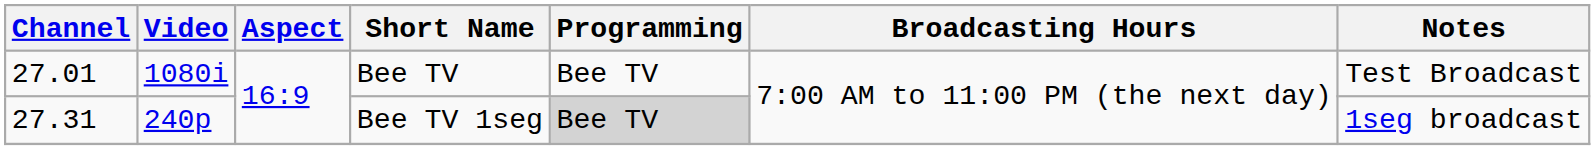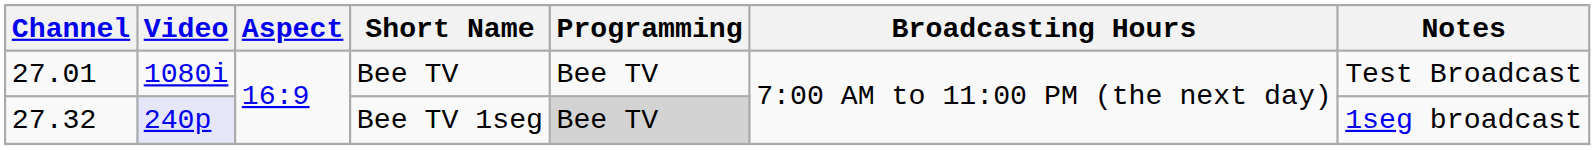(54, 120) 27.31 -> (54, 120) 27.32
(178, 120) no background -> (178, 120) lavender background
